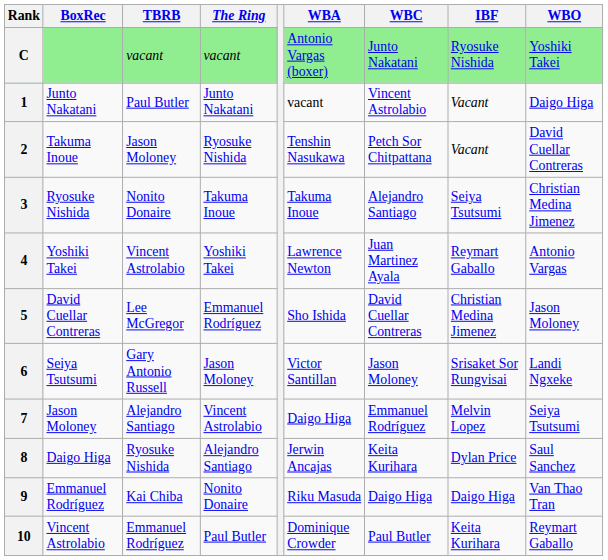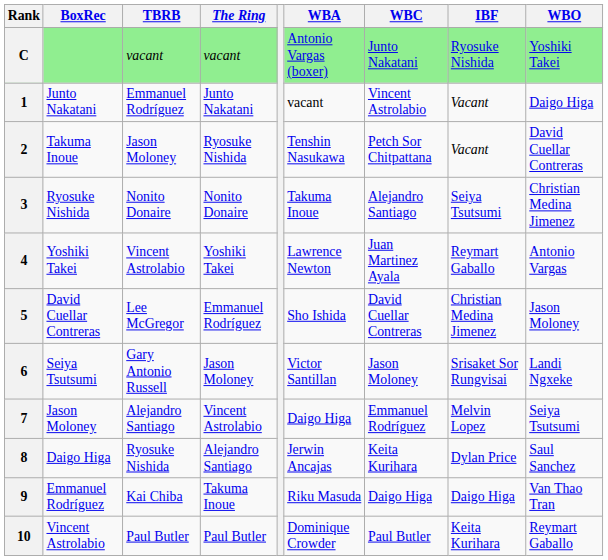(158, 102) Paul Butler -> (156, 102) Emmanuel Rodríguez
(226, 205) Takuma Inoue -> (226, 205) Nonito Donaire
(226, 497) Nonito Donaire -> (226, 497) Takuma Inoue
(156, 536) Emmanuel Rodríguez -> (158, 536) Paul Butler
